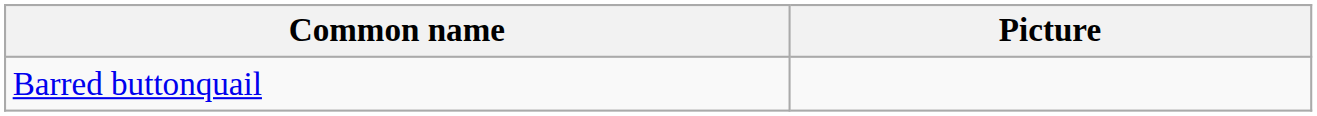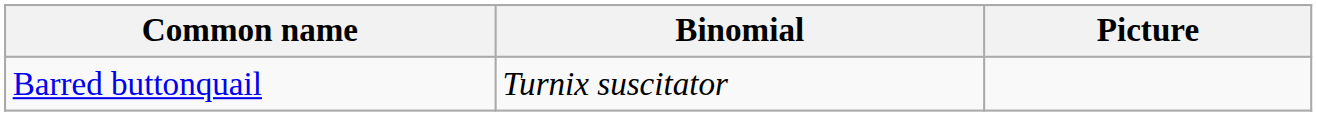+ column: (740, 30)
